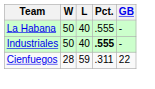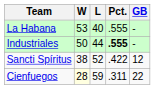(68, 28) 50 -> (82, 28) 53
(84, 44) 40 -> (98, 44) 44
+ row: (39, 60)
(68, 60) no background -> (82, 76) lightyellow background
